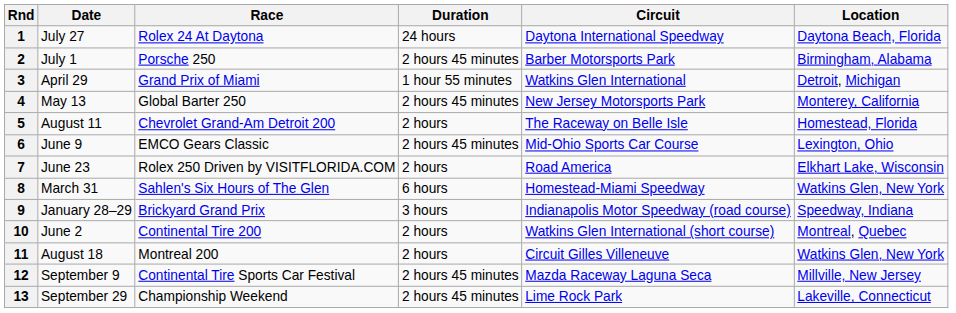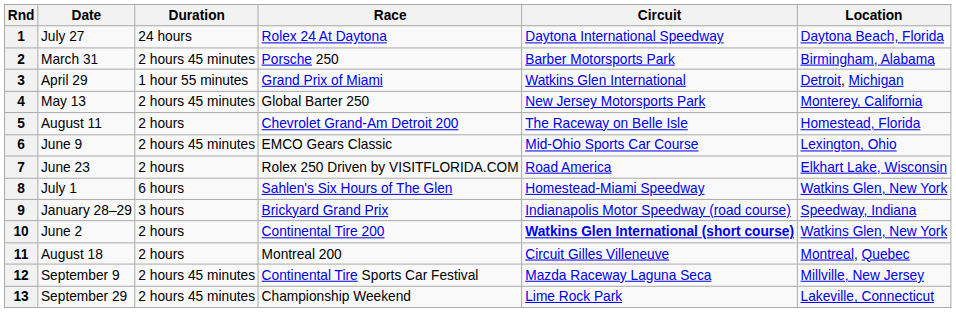columns swapped: (267, 15) <-> (460, 15)
(59, 58) July 1 -> (70, 58) March 31
(70, 188) March 31 -> (59, 188) July 1
(650, 231) normal -> (660, 231) bold
(852, 231) Montreal, Quebec -> (874, 231) Watkins Glen, New York
(871, 253) Watkins Glen, New York -> (855, 253) Montreal, Quebec
